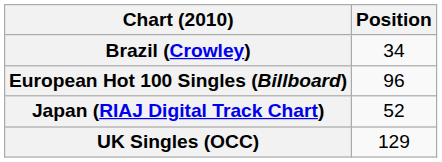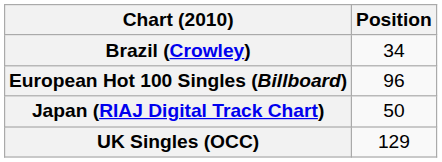(394, 111) 52 -> (394, 111) 50
